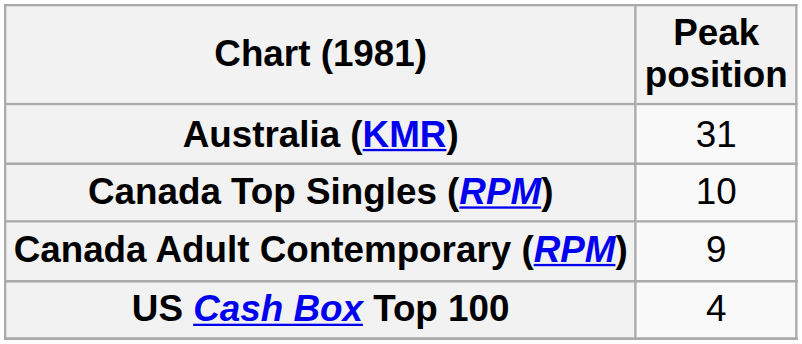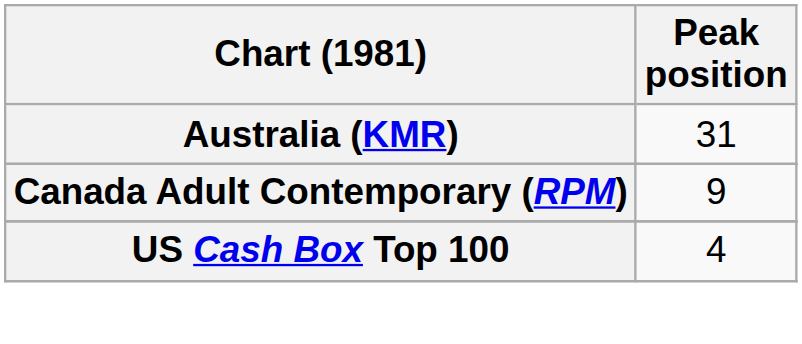- row: (321, 191)
